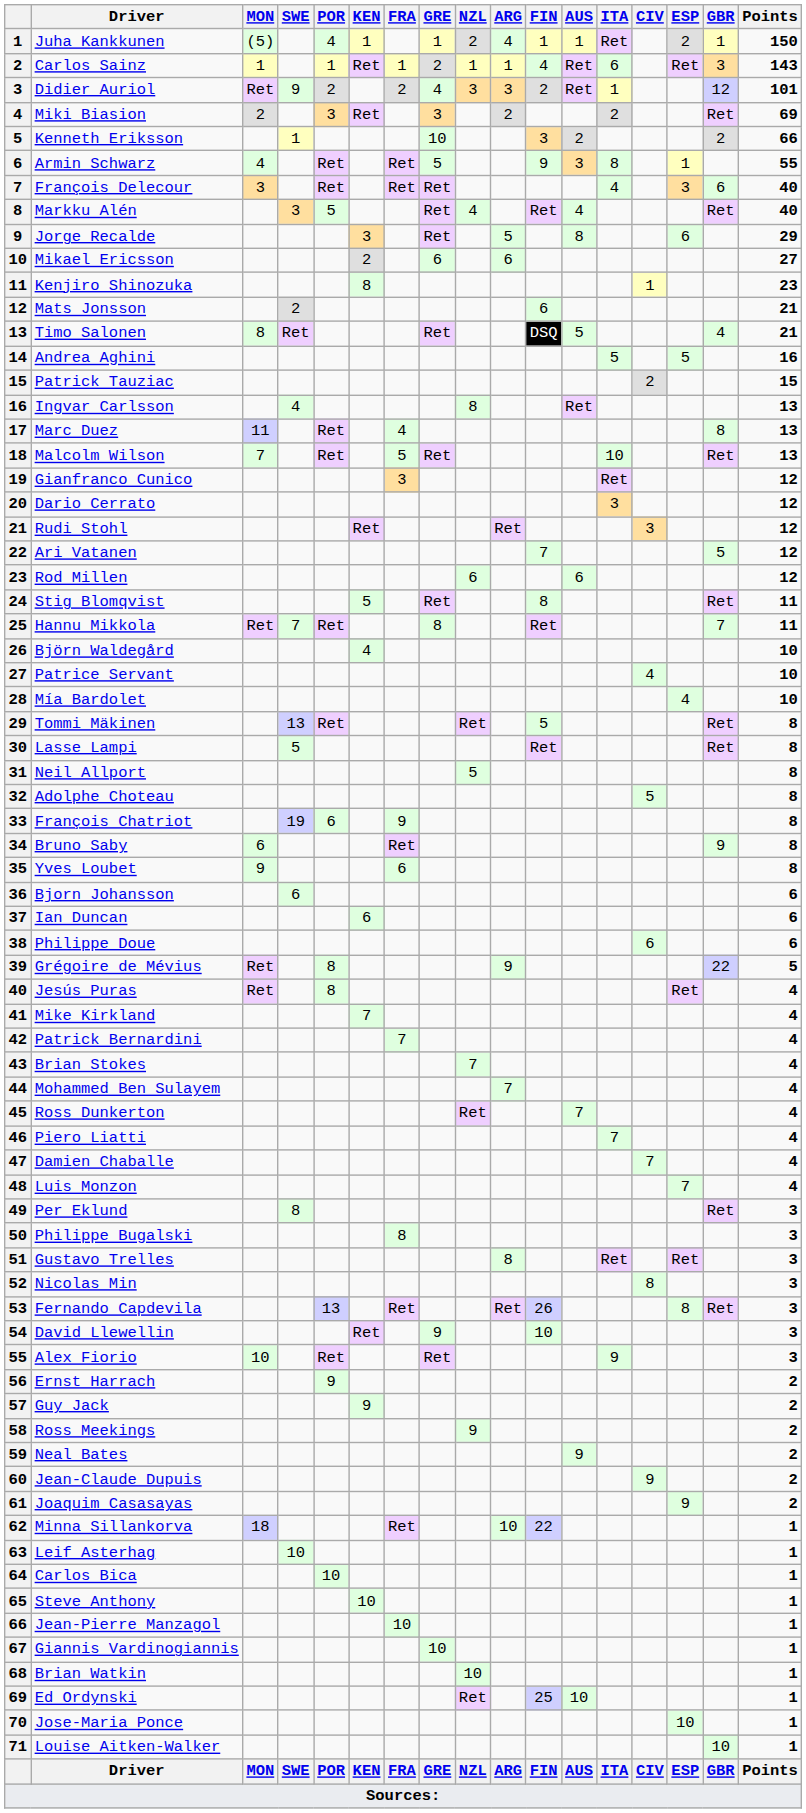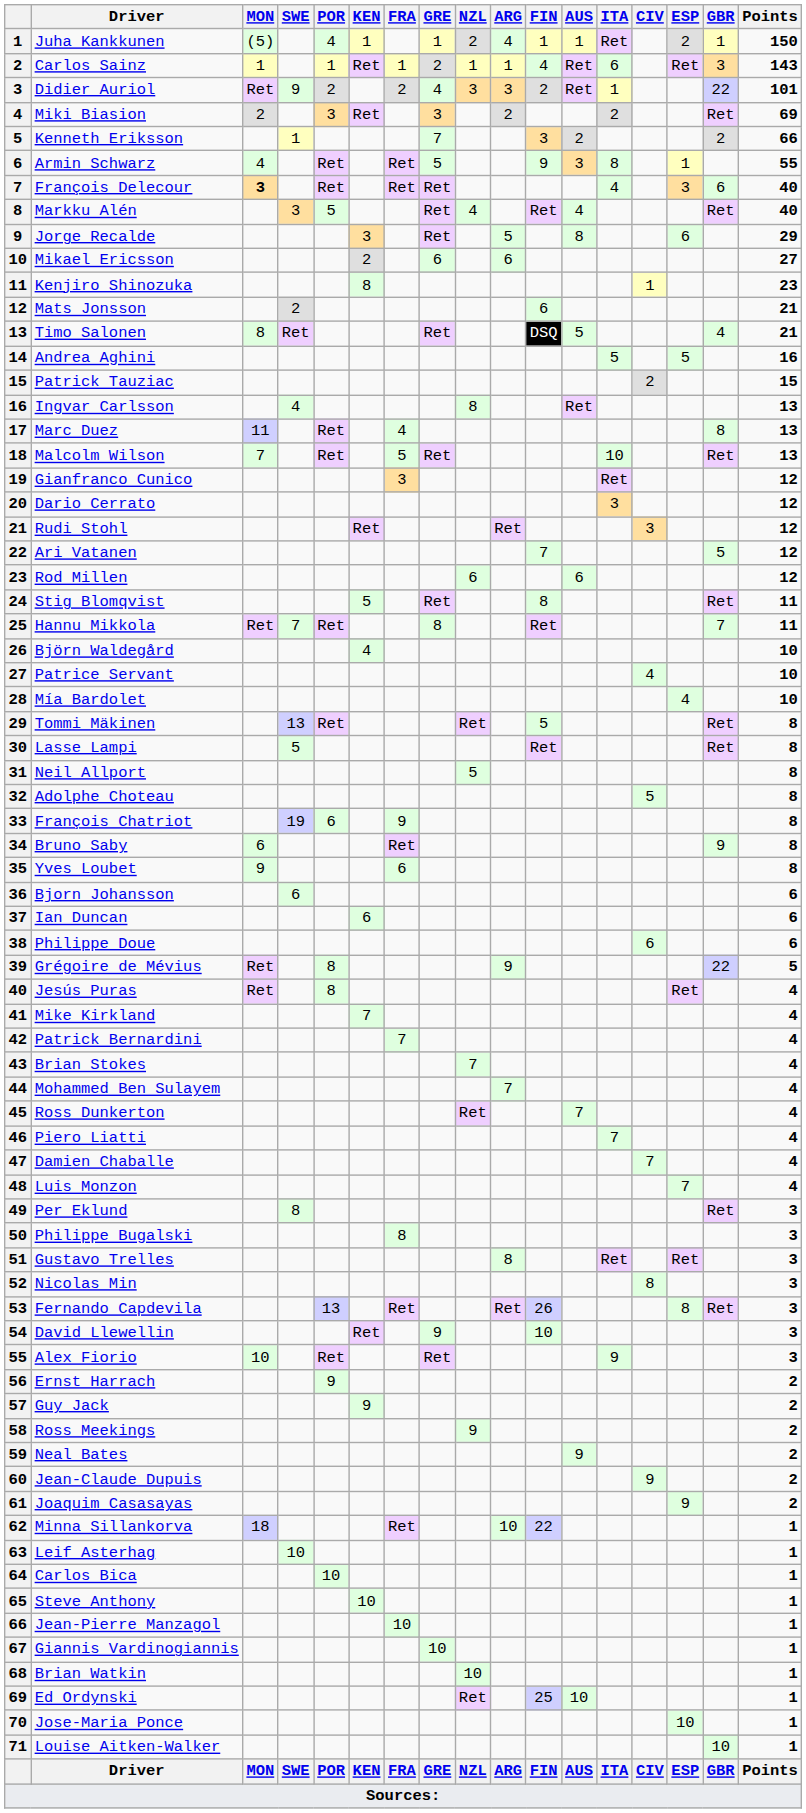(721, 90) 12 -> (721, 90) 22
(437, 139) 10 -> (437, 139) 7
(260, 188) normal -> (260, 188) bold
